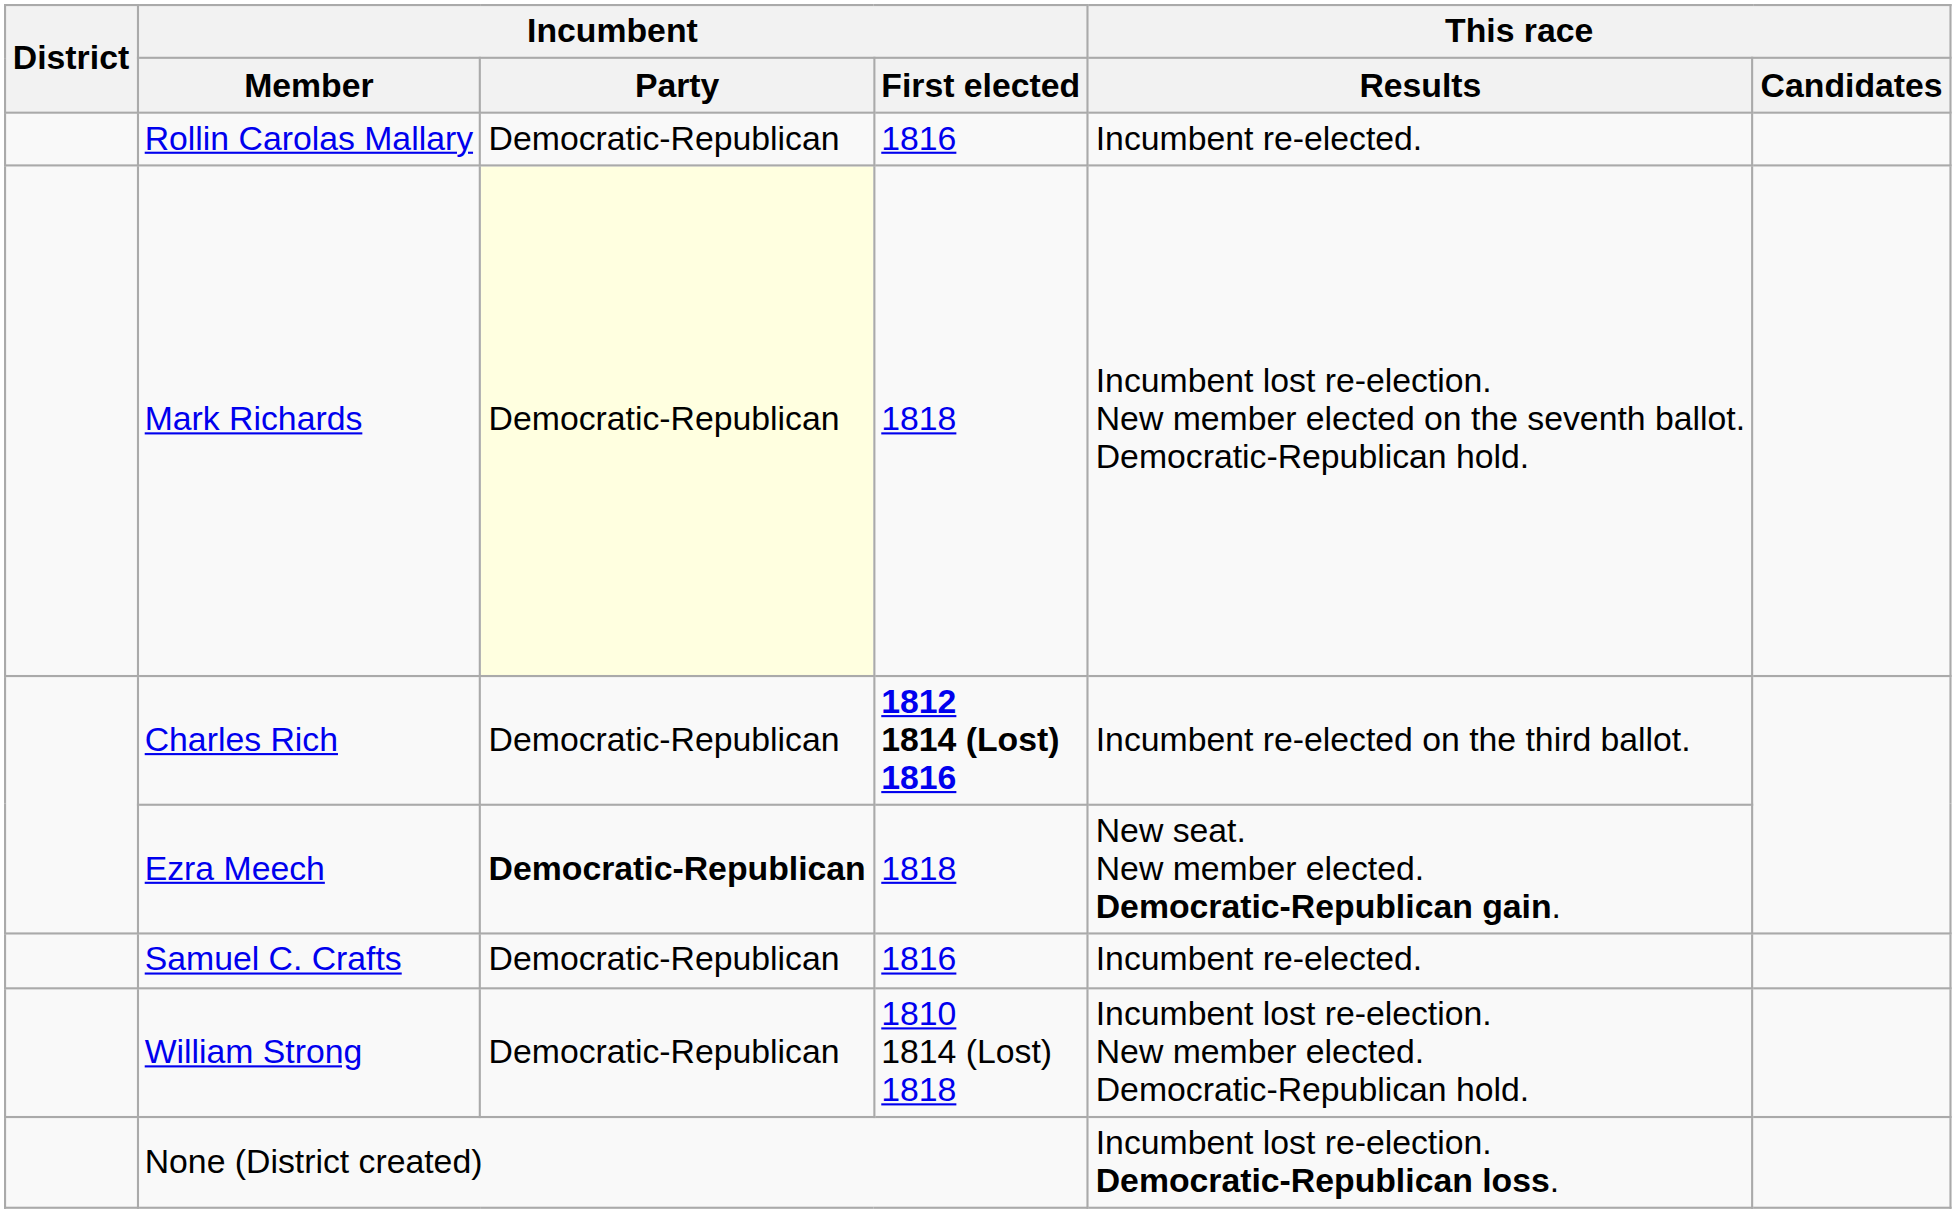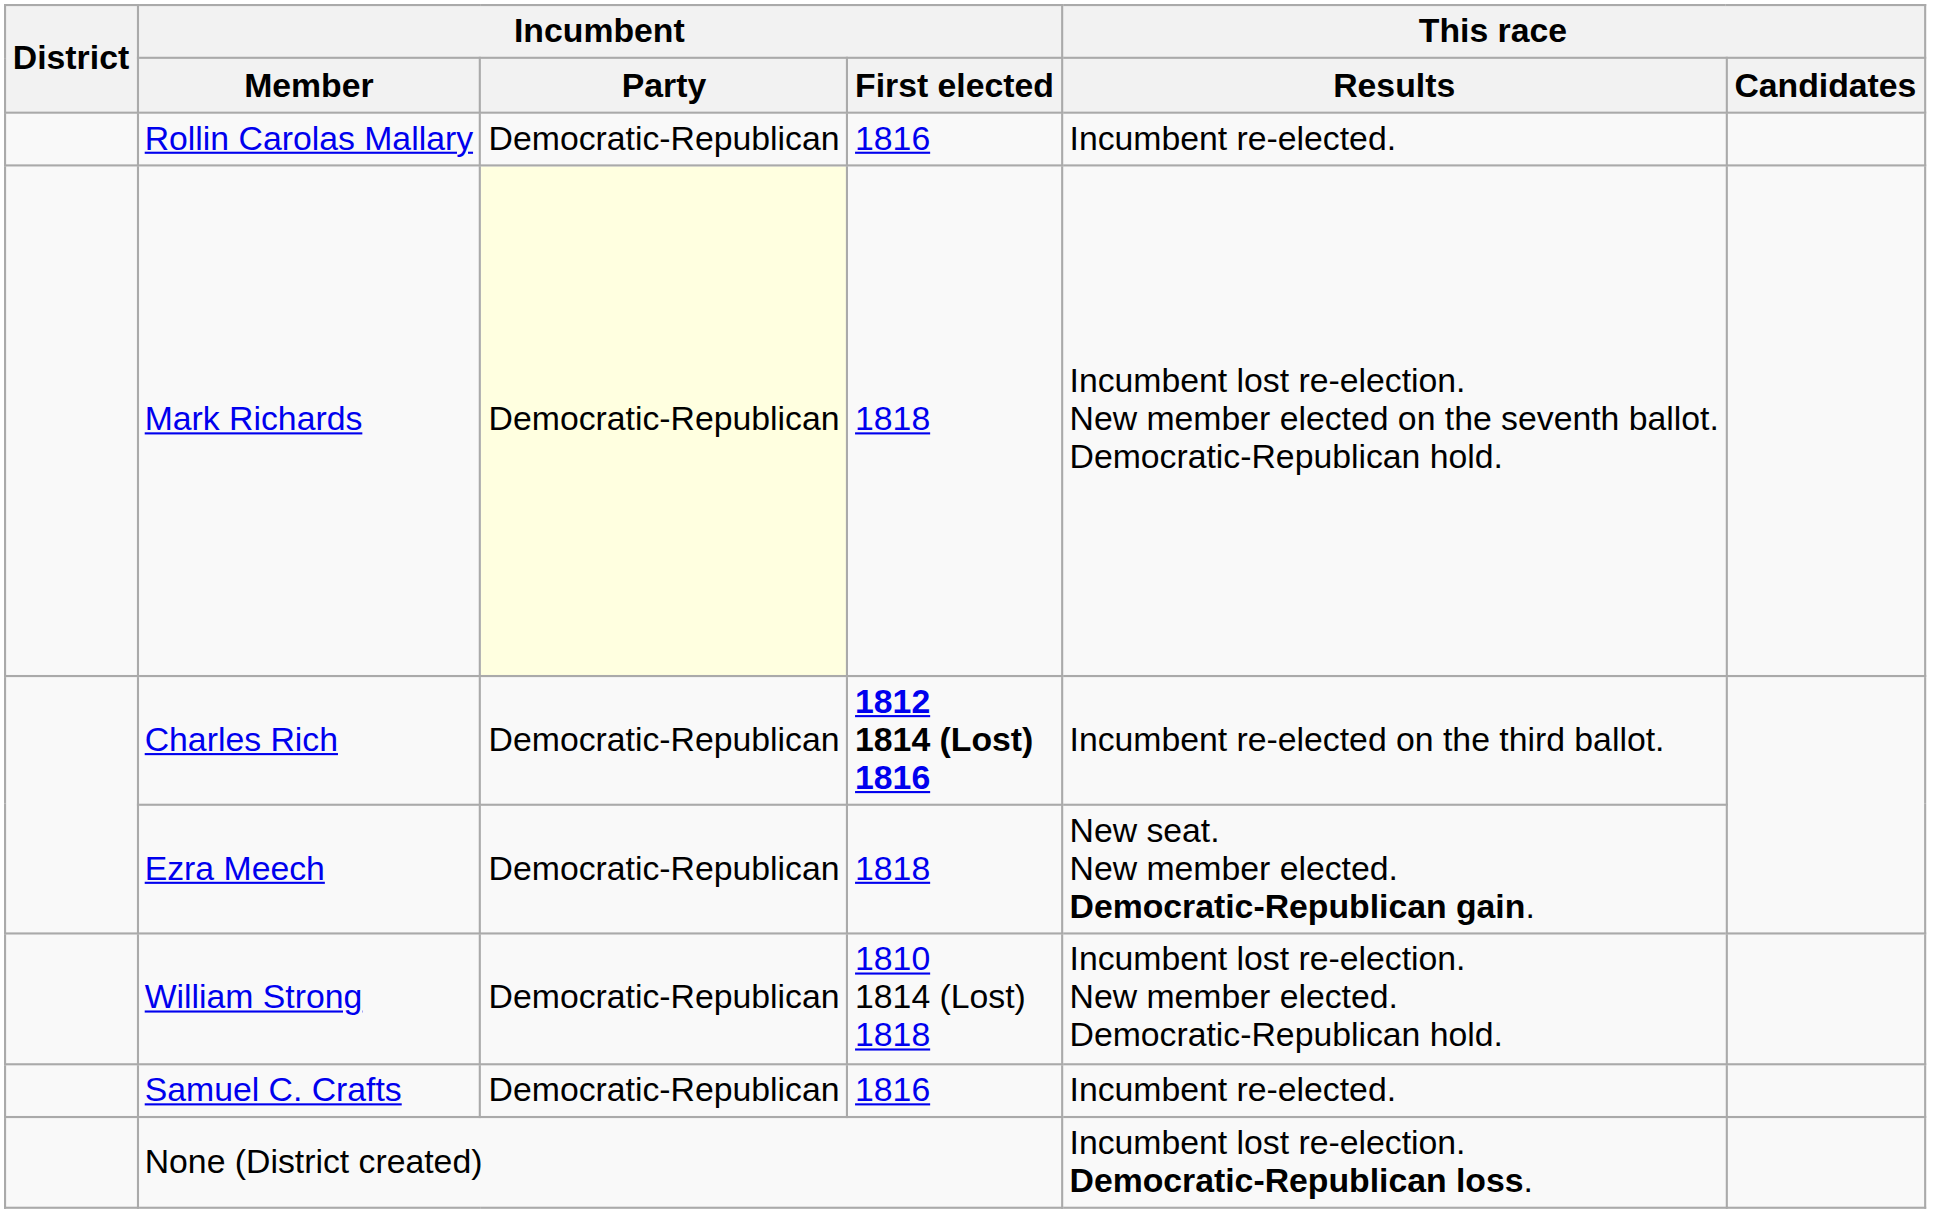(677, 868) bold -> (664, 868) normal
rows swapped: (254, 1051) <-> (273, 960)
